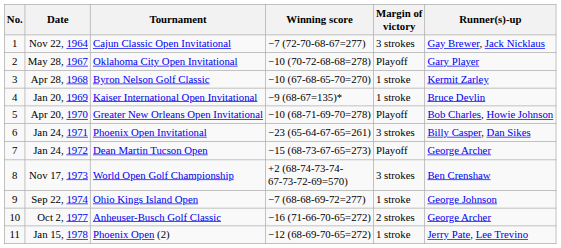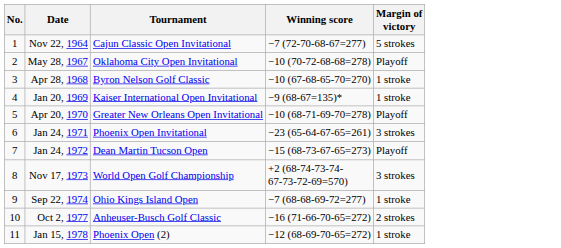- column: (490, 19)
(395, 44) 3 strokes -> (395, 44) 5 strokes
